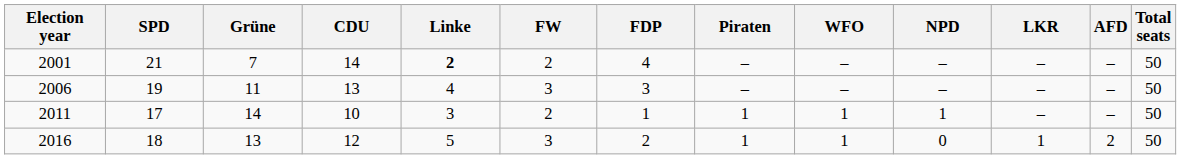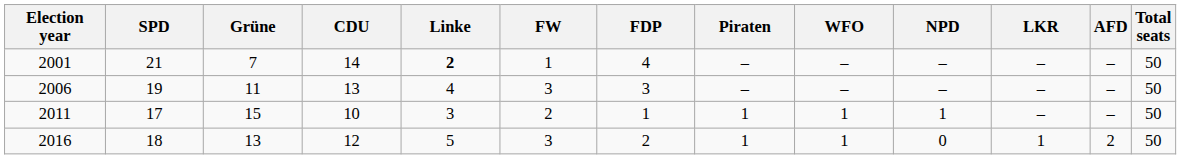(548, 62) 2 -> (548, 62) 1
(253, 114) 14 -> (253, 114) 15
